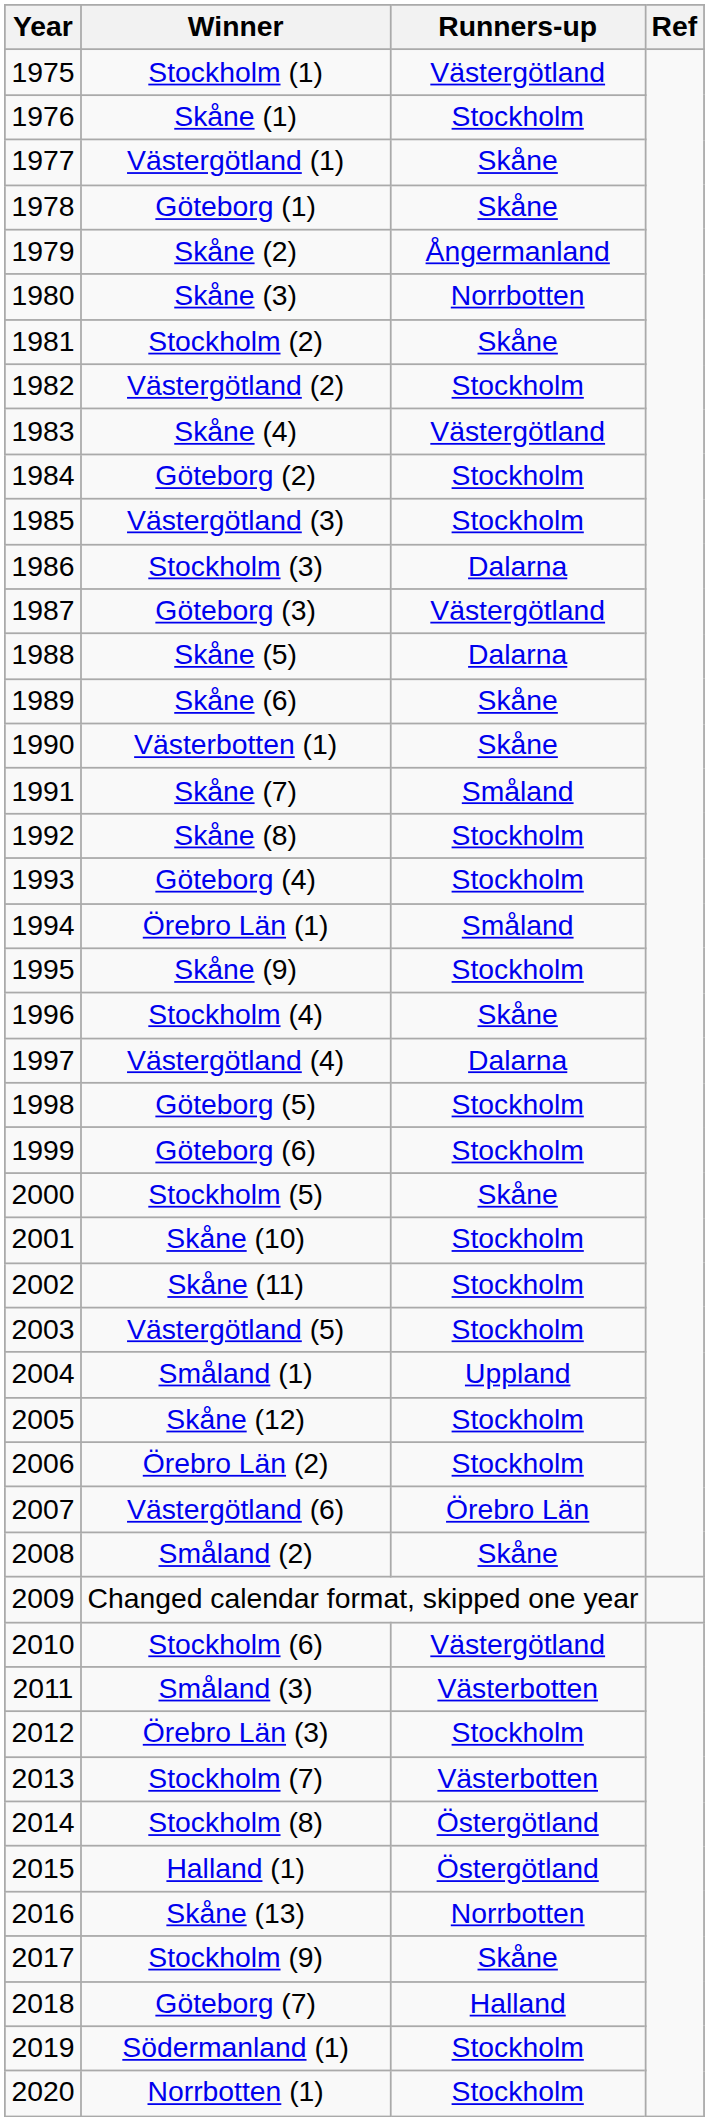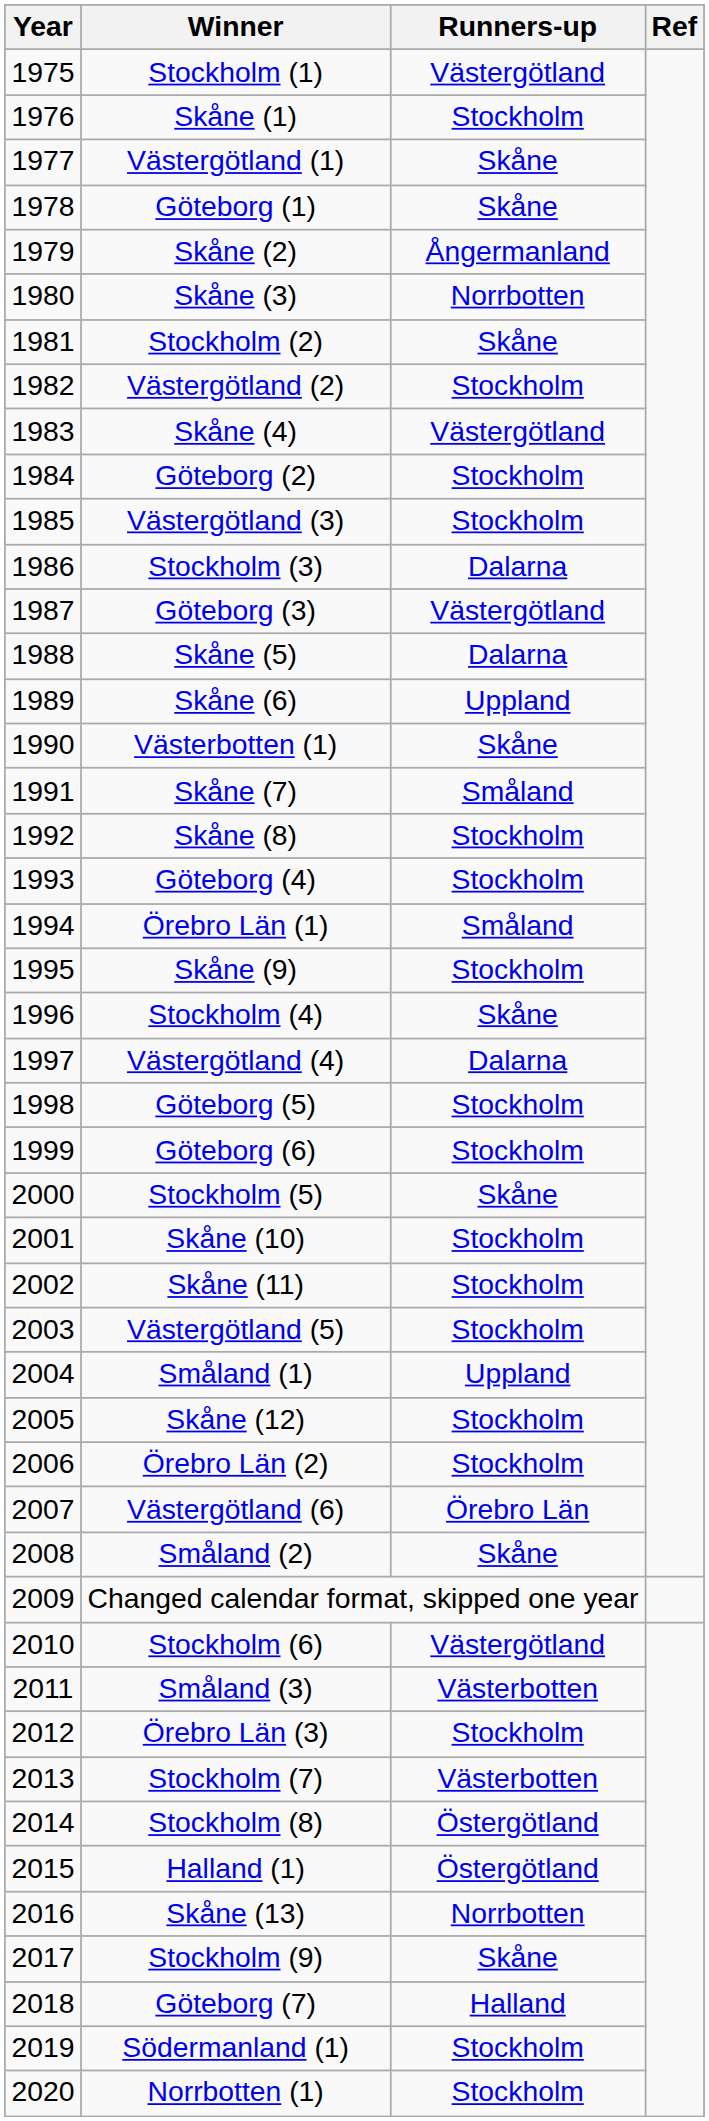(518, 700) Skåne -> (518, 700) Uppland
